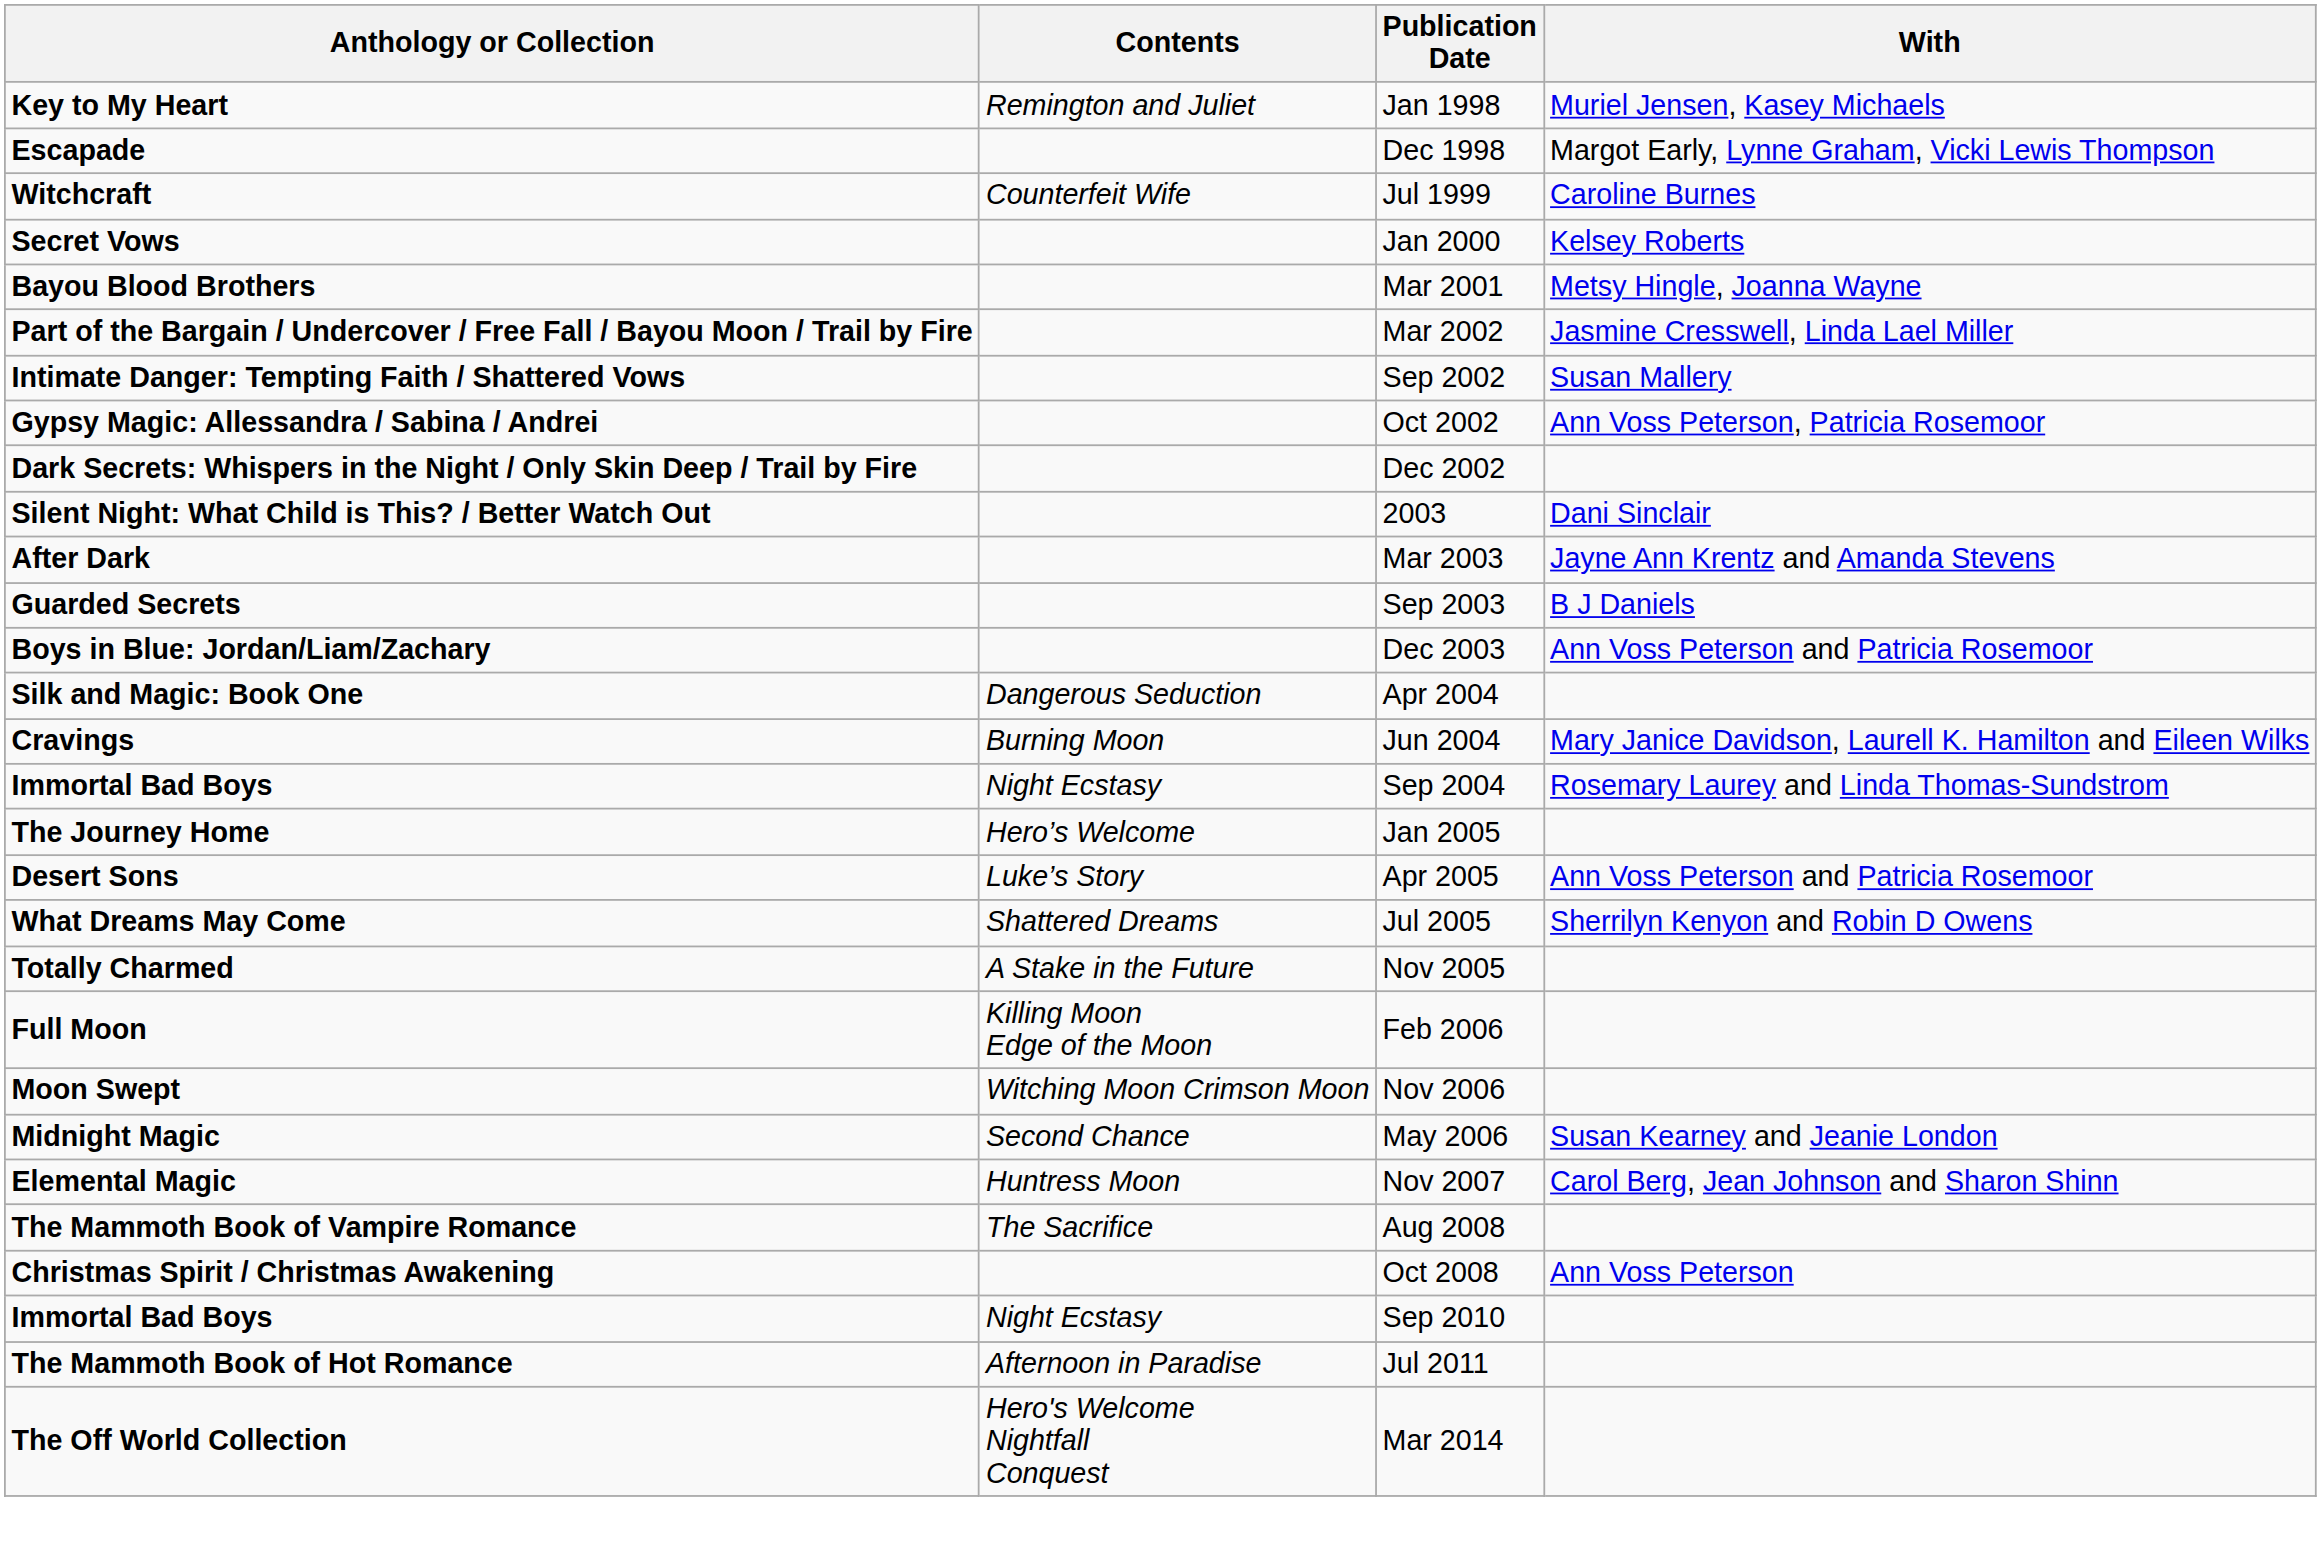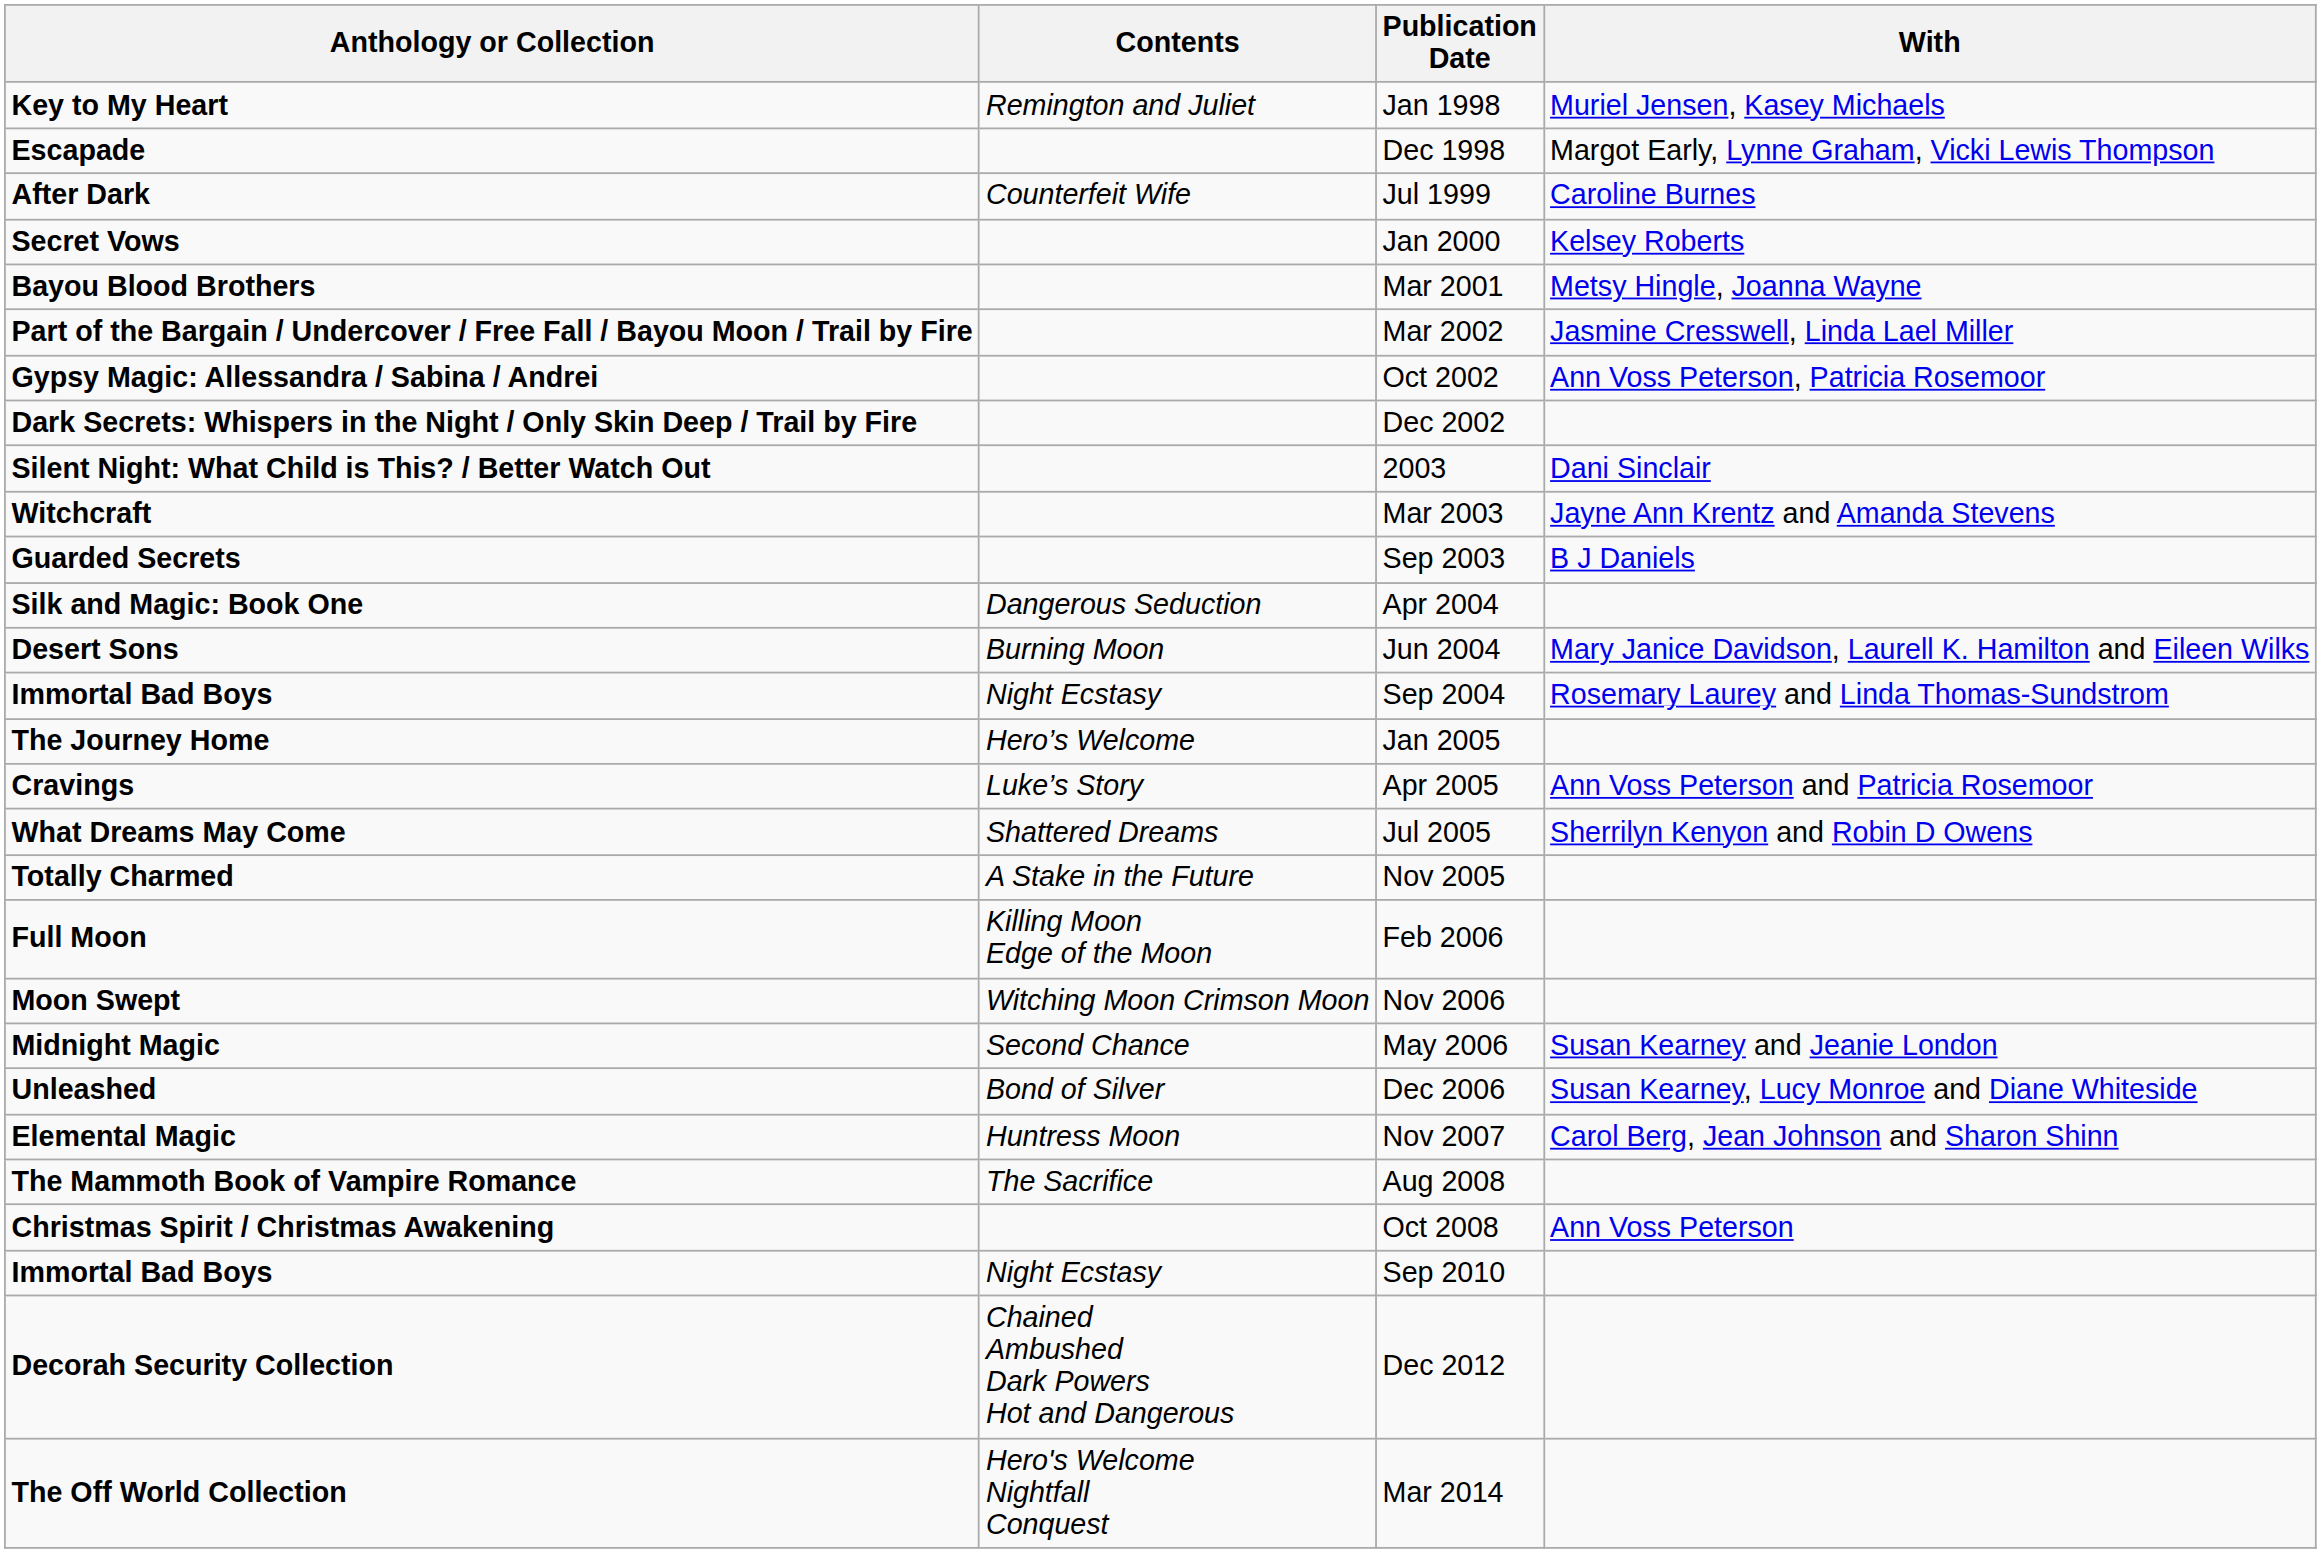(81, 195) Witchcraft -> (81, 195) After Dark
- row: (1444, 377)
(81, 559) After Dark -> (81, 513) Witchcraft
- row: (1444, 649)
(73, 740) Cravings -> (95, 649) Desert Sons
(95, 877) Desert Sons -> (73, 786) Cravings
+ row: (1444, 1090)
- row: (1436, 1363)
+ row: (1444, 1366)
